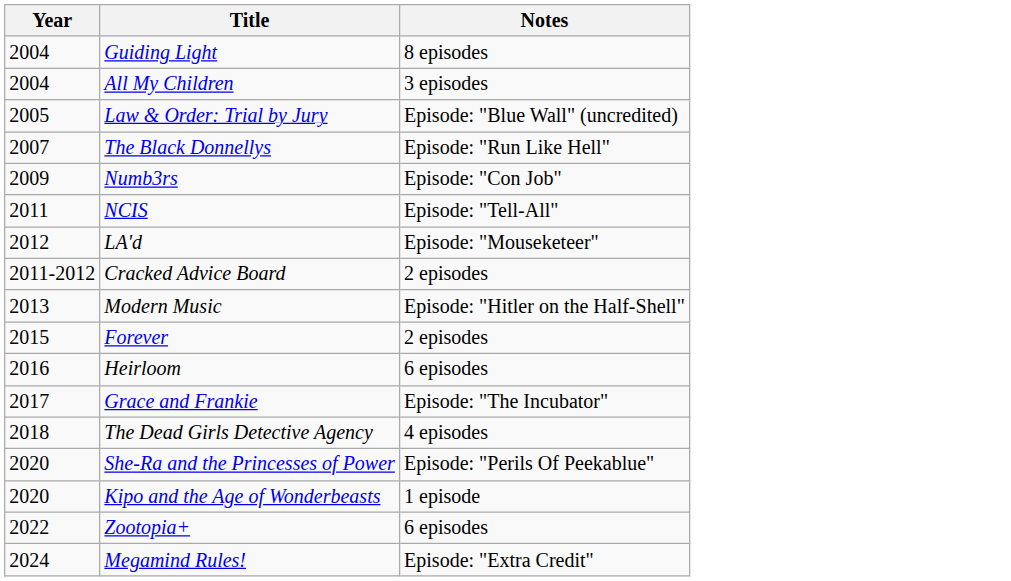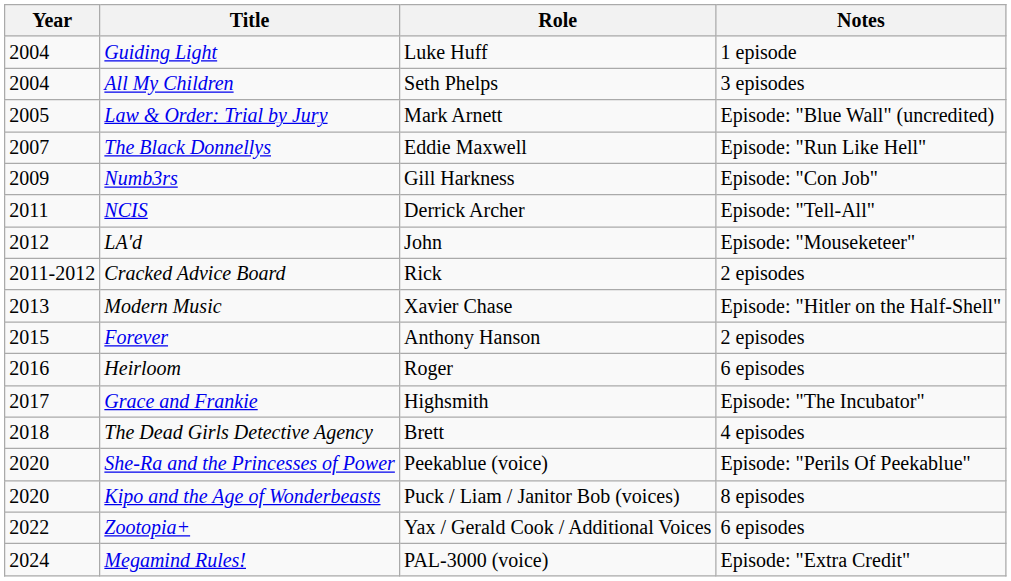+ column: (558, 20)
(446, 52) 8 episodes -> (759, 52) 1 episode
(442, 496) 1 episode -> (762, 496) 8 episodes
